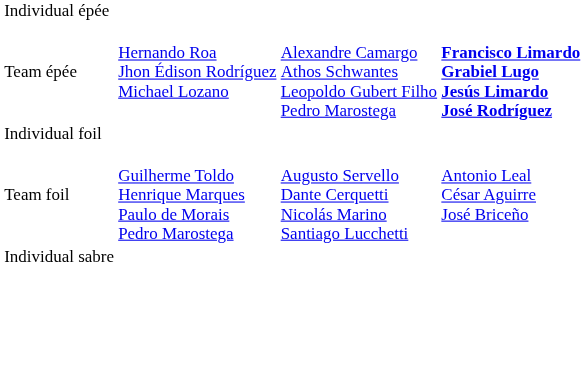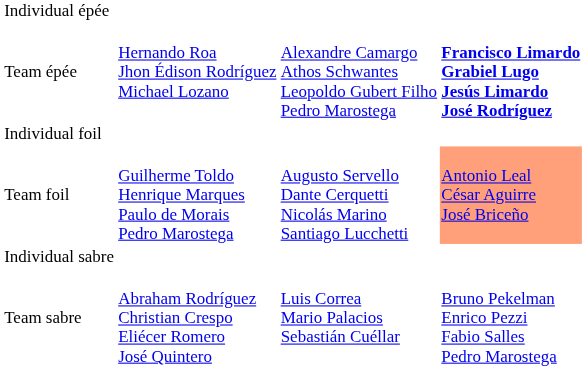(489, 195) no background -> (489, 195) lightsalmon background
+ row: (43, 318)
